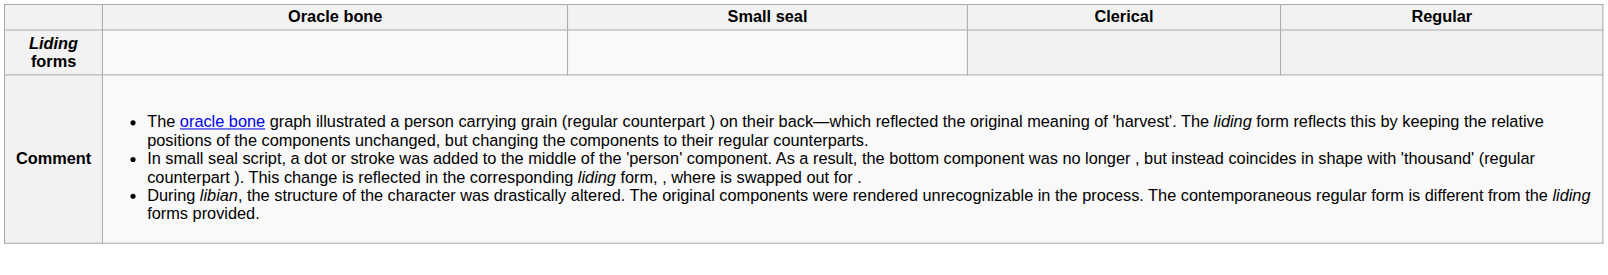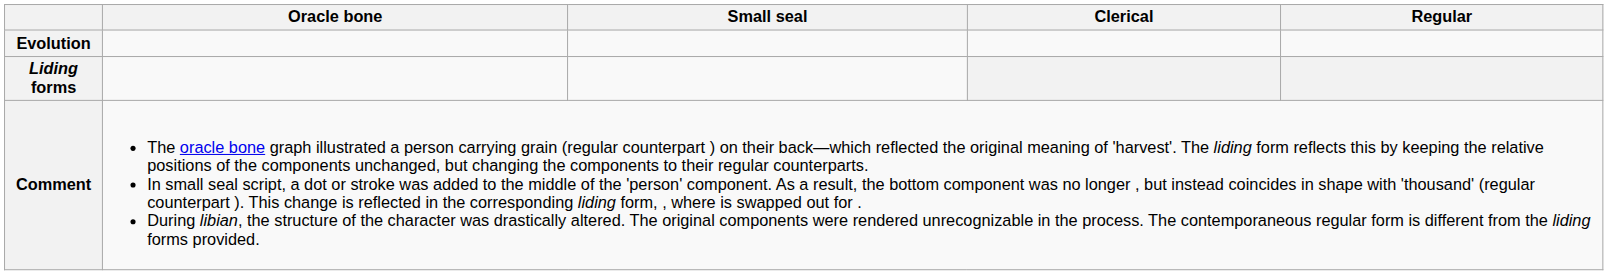+ row: (54, 43)
